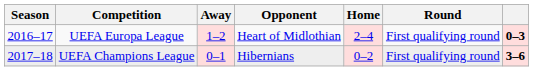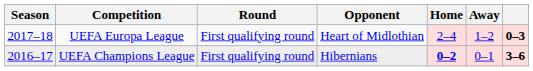columns swapped: (443, 14) <-> (216, 14)
(30, 35) 2016–17 -> (30, 35) 2017–18
(30, 55) 2017–18 -> (30, 55) 2016–17
(363, 55) normal -> (446, 55) bold
